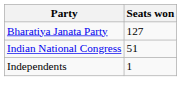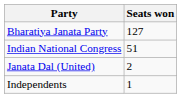+ row: (51, 66)
